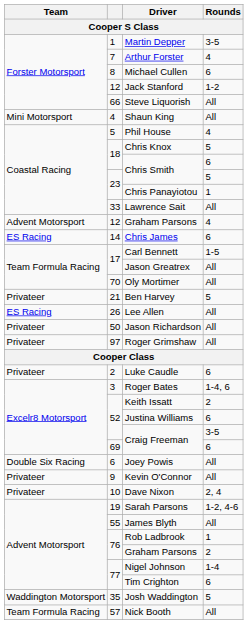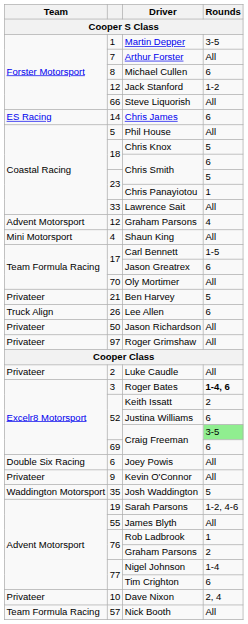(208, 56) 4 -> (211, 56) All
rows swapped: (112, 116) <-> (115, 237)
(208, 131) 4 -> (211, 131) All
(211, 267) All -> (208, 267) 6
(29, 312) ES Racing -> (30, 312) Truck Align
(211, 312) All -> (208, 312) 6
(208, 372) 6 -> (211, 372) All
(218, 387) normal -> (218, 387) bold
(212, 432) no background -> (212, 432) lightgreen background
rows swapped: (115, 492) <-> (115, 597)
